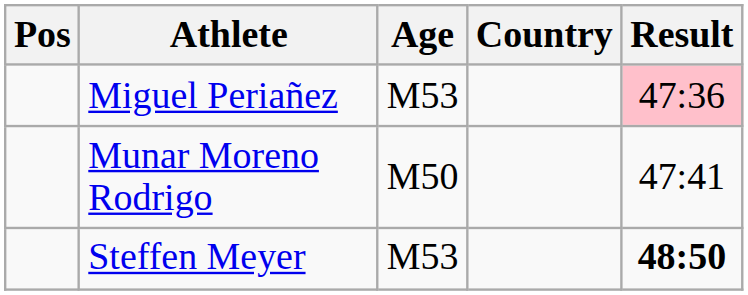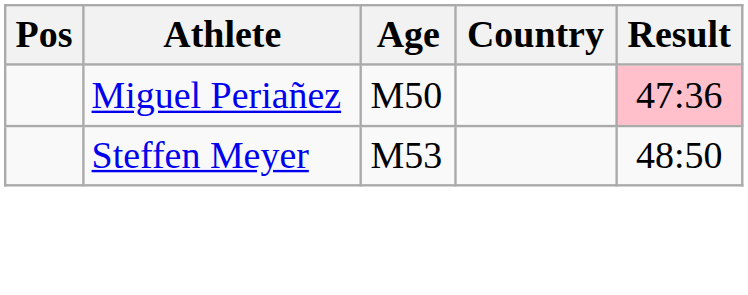(423, 94) M53 -> (406, 94) M50
- row: (204, 176)
(682, 257) bold -> (679, 154) normal
